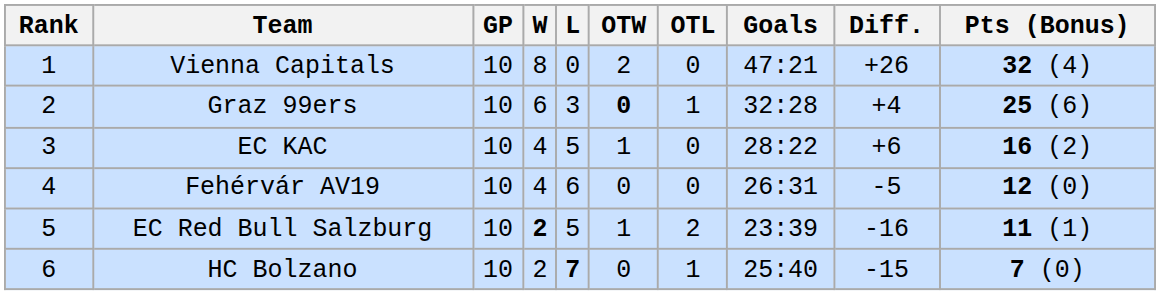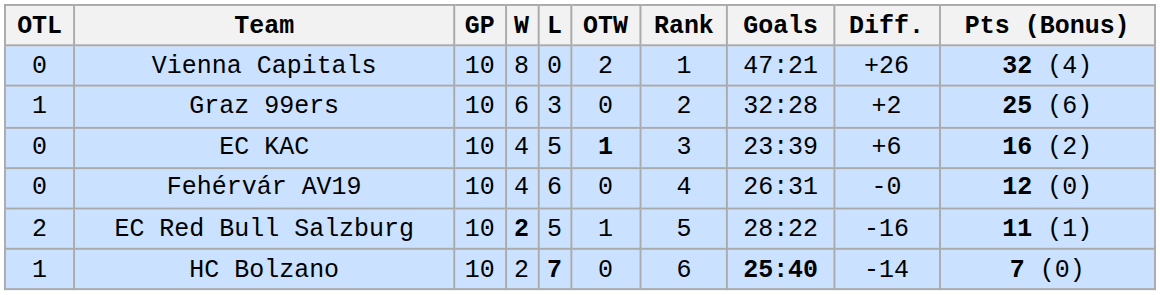columns swapped: (49, 25) <-> (693, 25)
(624, 107) bold -> (605, 107) normal
(886, 107) +4 -> (886, 107) +2
(624, 147) normal -> (605, 147) bold
(781, 147) 28:22 -> (781, 147) 23:39
(886, 188) -5 -> (886, 188) -0
(781, 229) 23:39 -> (781, 229) 28:22
(781, 269) normal -> (781, 269) bold
(886, 269) -15 -> (886, 269) -14
